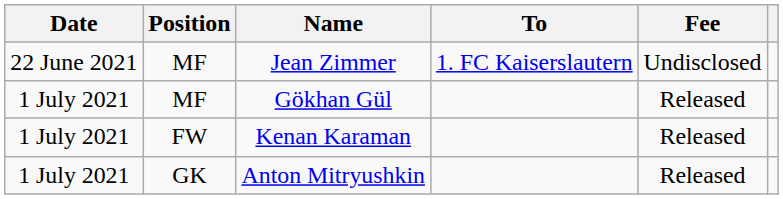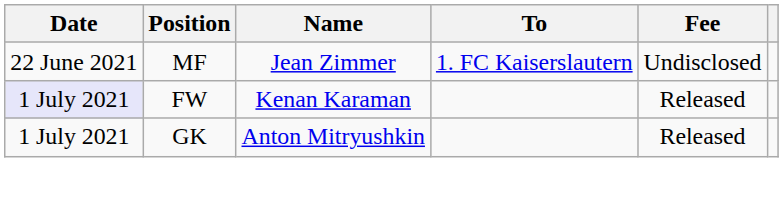- row: (333, 99)
(74, 136) no background -> (74, 99) lavender background
